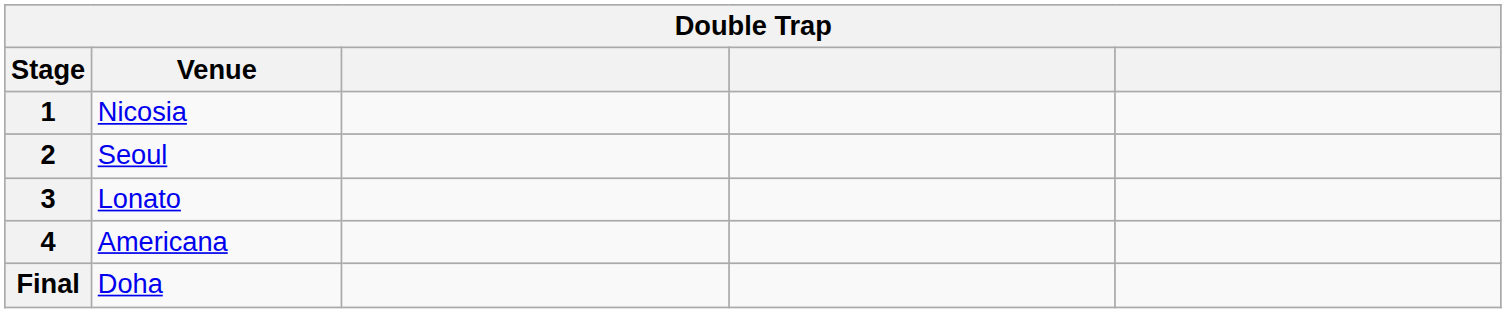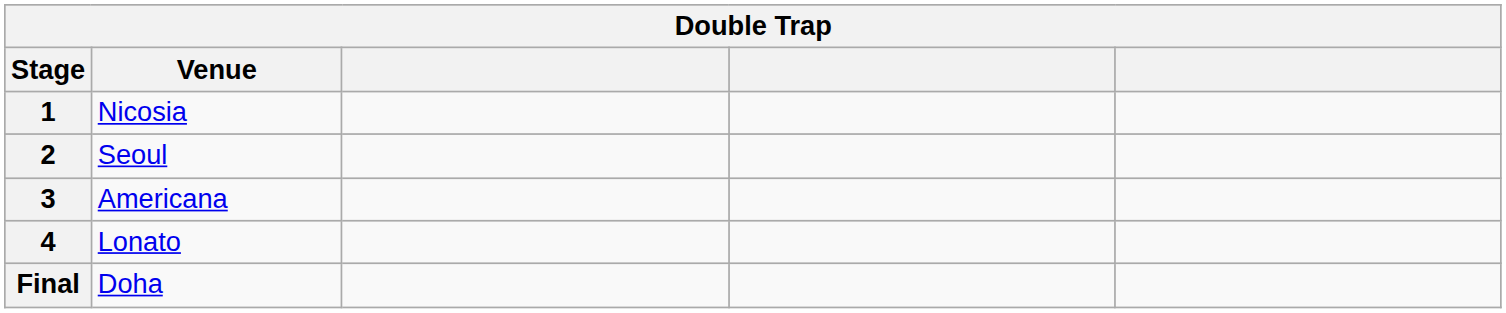(139, 198) Lonato -> (163, 198) Americana
(163, 241) Americana -> (139, 241) Lonato
